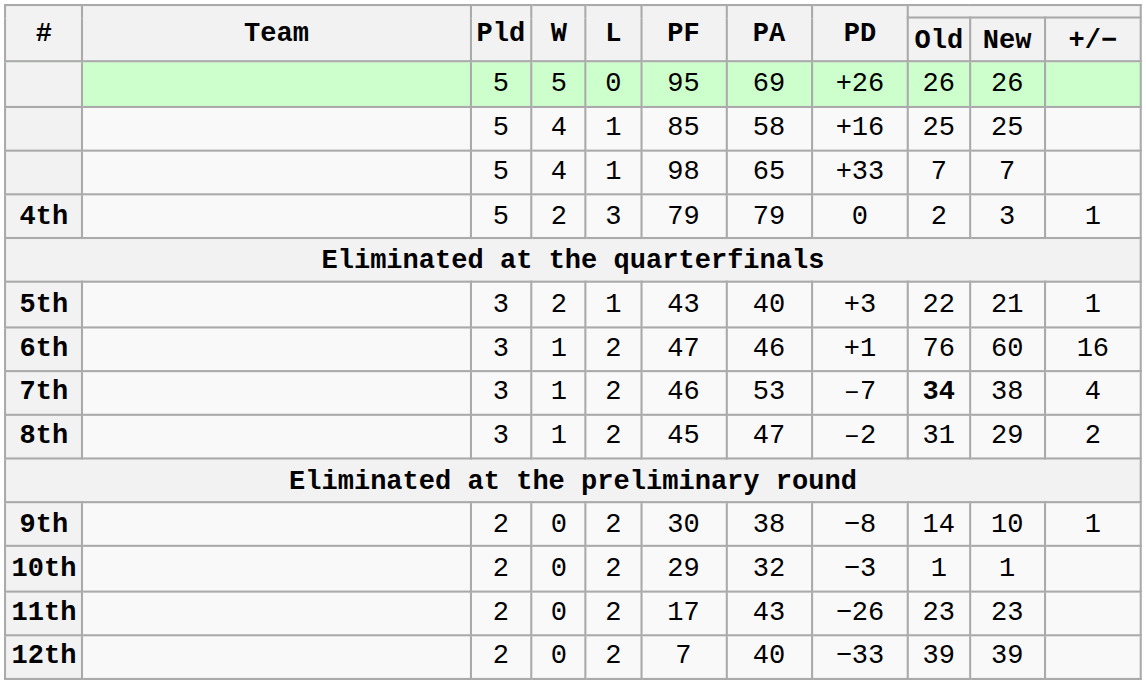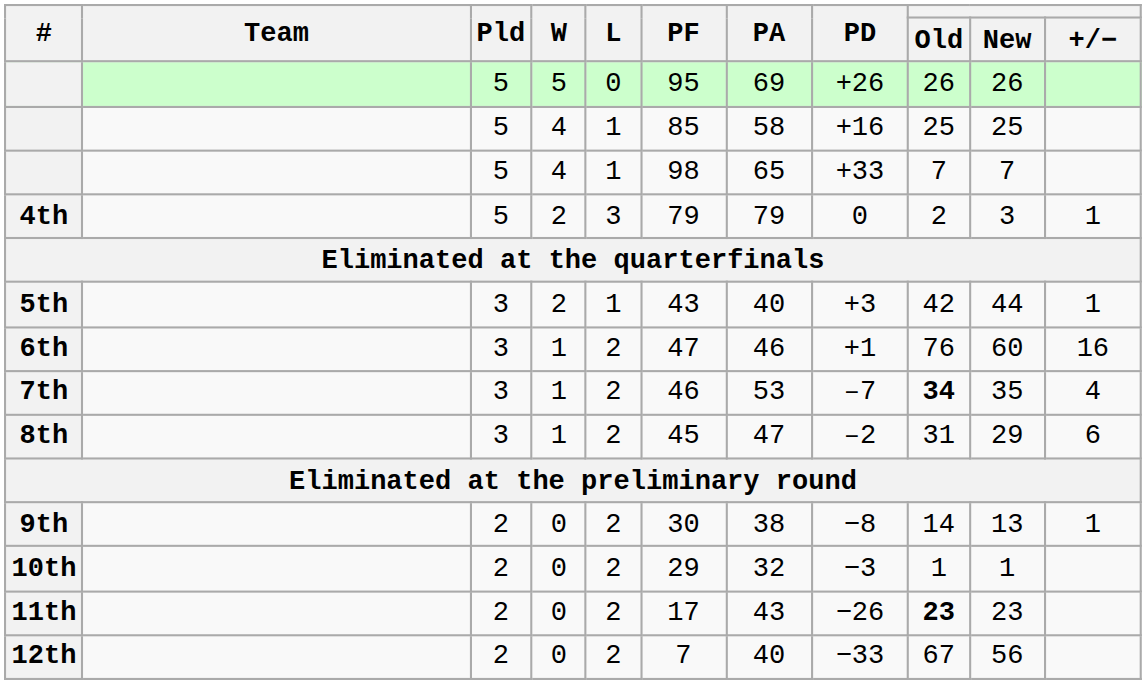(939, 304) 22 -> (939, 304) 42
(1007, 304) 21 -> (1007, 304) 44
(1007, 393) 38 -> (1007, 393) 35
(1093, 437) 2 -> (1093, 437) 6
(1007, 525) 10 -> (1007, 525) 13
(939, 613) normal -> (939, 613) bold
(939, 657) 39 -> (939, 657) 67
(1007, 657) 39 -> (1007, 657) 56
